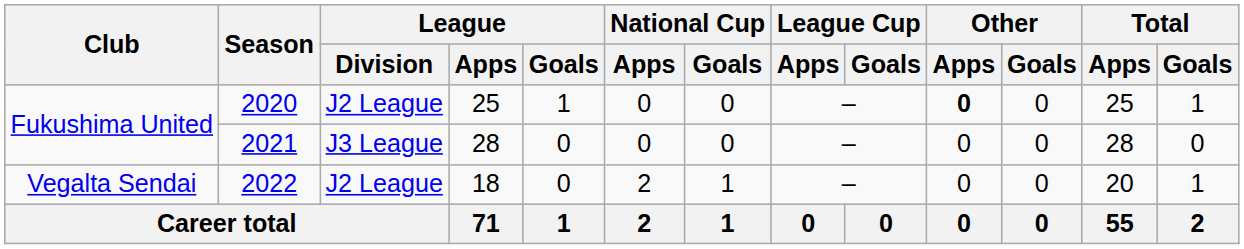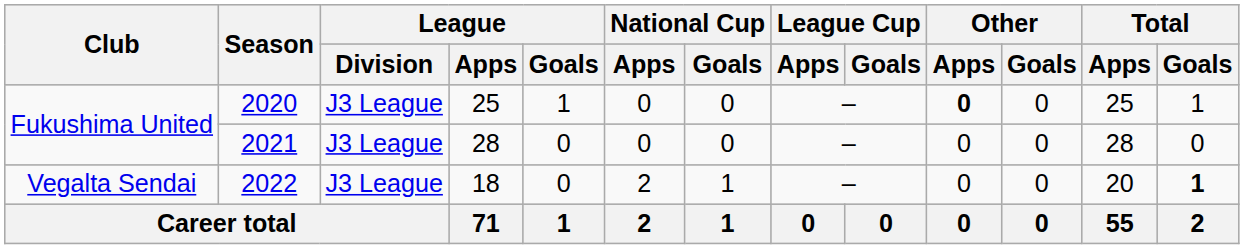(384, 104) J2 League -> (384, 104) J3 League
(384, 183) J2 League -> (384, 183) J3 League
(1198, 183) normal -> (1198, 183) bold
